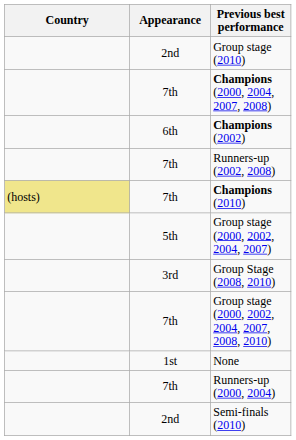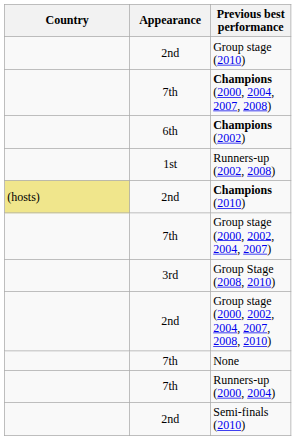(170, 164) 7th -> (170, 164) 1st
(170, 196) 7th -> (170, 196) 2nd
(170, 236) 5th -> (170, 236) 7th
(170, 321) 7th -> (170, 321) 2nd
(170, 360) 1st -> (170, 360) 7th
